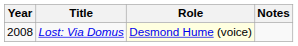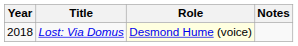(20, 32) 2008 -> (20, 32) 2018
